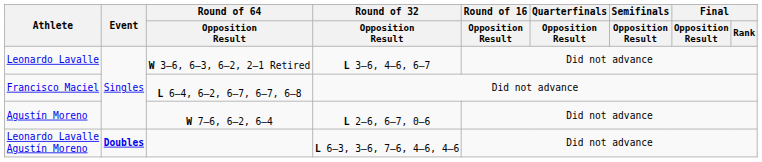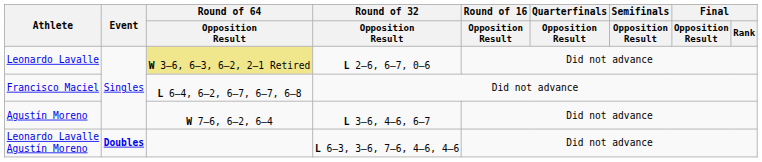(230, 66) no background -> (230, 66) khaki background
(387, 66) L 3–6, 4–6, 6–7 -> (387, 66) L 2–6, 6–7, 0–6
(387, 121) L 2–6, 6–7, 0–6 -> (387, 121) L 3–6, 4–6, 6–7
